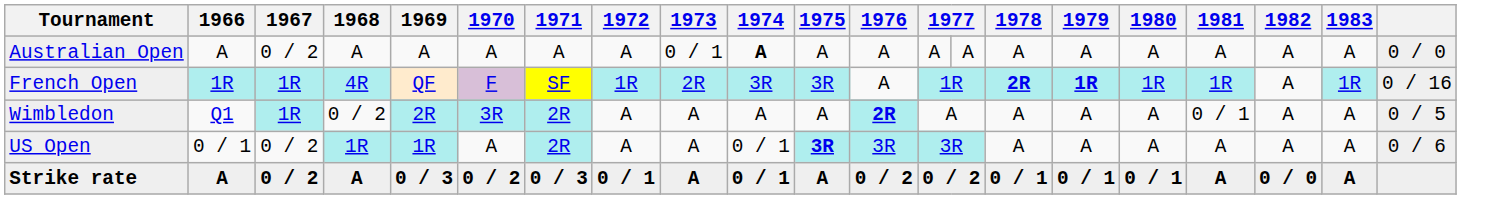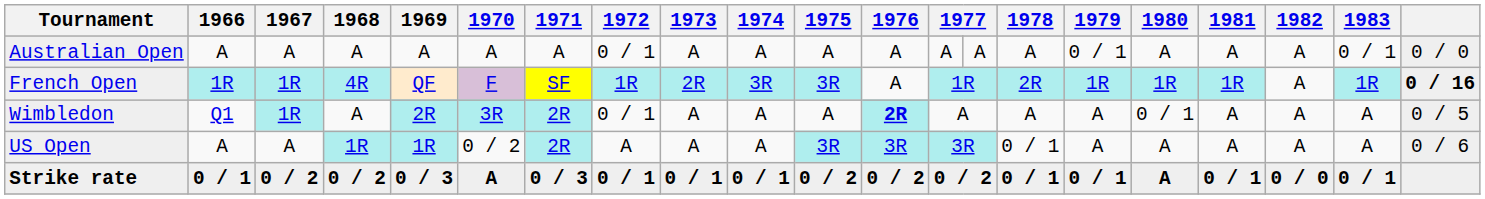(289, 52) 0 / 2 -> (289, 52) A
(626, 52) A -> (626, 52) 0 / 1
(693, 52) 0 / 1 -> (693, 52) A
(761, 52) bold -> (761, 52) normal
(1086, 52) A -> (1098, 52) 0 / 1
(1350, 52) A -> (1367, 52) 0 / 1
(1019, 84) bold -> (1030, 84) normal
(1086, 84) bold -> (1098, 84) normal
(1417, 84) normal -> (1440, 84) bold
(357, 115) 0 / 2 -> (357, 115) A
(626, 115) A -> (626, 115) 0 / 1
(1153, 115) A -> (1165, 115) 0 / 1
(1221, 115) 0 / 1 -> (1232, 115) A
(222, 147) 0 / 1 -> (222, 147) A
(289, 147) 0 / 2 -> (289, 147) A
(491, 147) A -> (491, 147) 0 / 2
(761, 147) 0 / 1 -> (761, 147) A
(822, 147) bold -> (828, 147) normal
(1019, 147) A -> (1030, 147) 0 / 1
(222, 178) A -> (222, 178) 0 / 1
(357, 178) A -> (357, 178) 0 / 2
(491, 178) 0 / 2 -> (491, 178) A
(693, 178) A -> (693, 178) 0 / 1
(822, 178) A -> (828, 178) 0 / 2
(1153, 178) 0 / 1 -> (1165, 178) A
(1221, 178) A -> (1232, 178) 0 / 1
(1350, 178) A -> (1367, 178) 0 / 1
